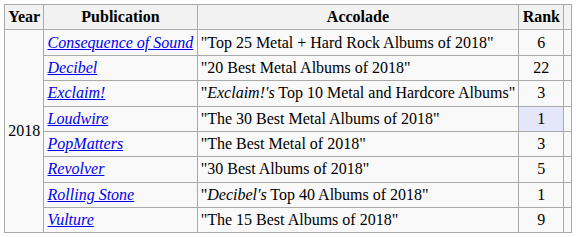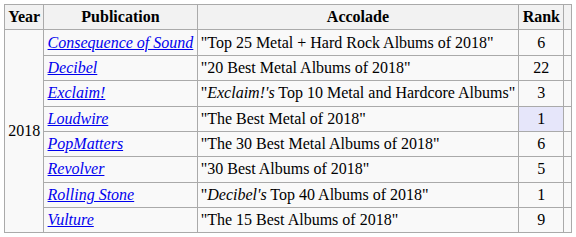(320, 118) "The 30 Best Metal Albums of 2018" -> (283, 118) "The Best Metal of 2018"
(283, 144) "The Best Metal of 2018" -> (320, 144) "The 30 Best Metal Albums of 2018"
(541, 144) 3 -> (541, 144) 6
